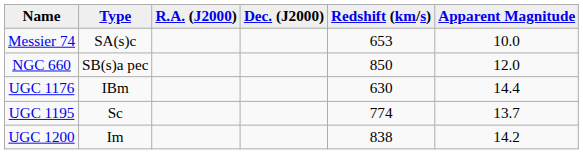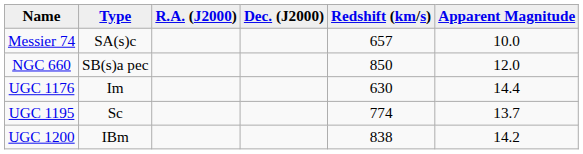(381, 40) 653 -> (381, 40) 657
(115, 88) IBm -> (115, 88) Im
(115, 137) Im -> (115, 137) IBm
